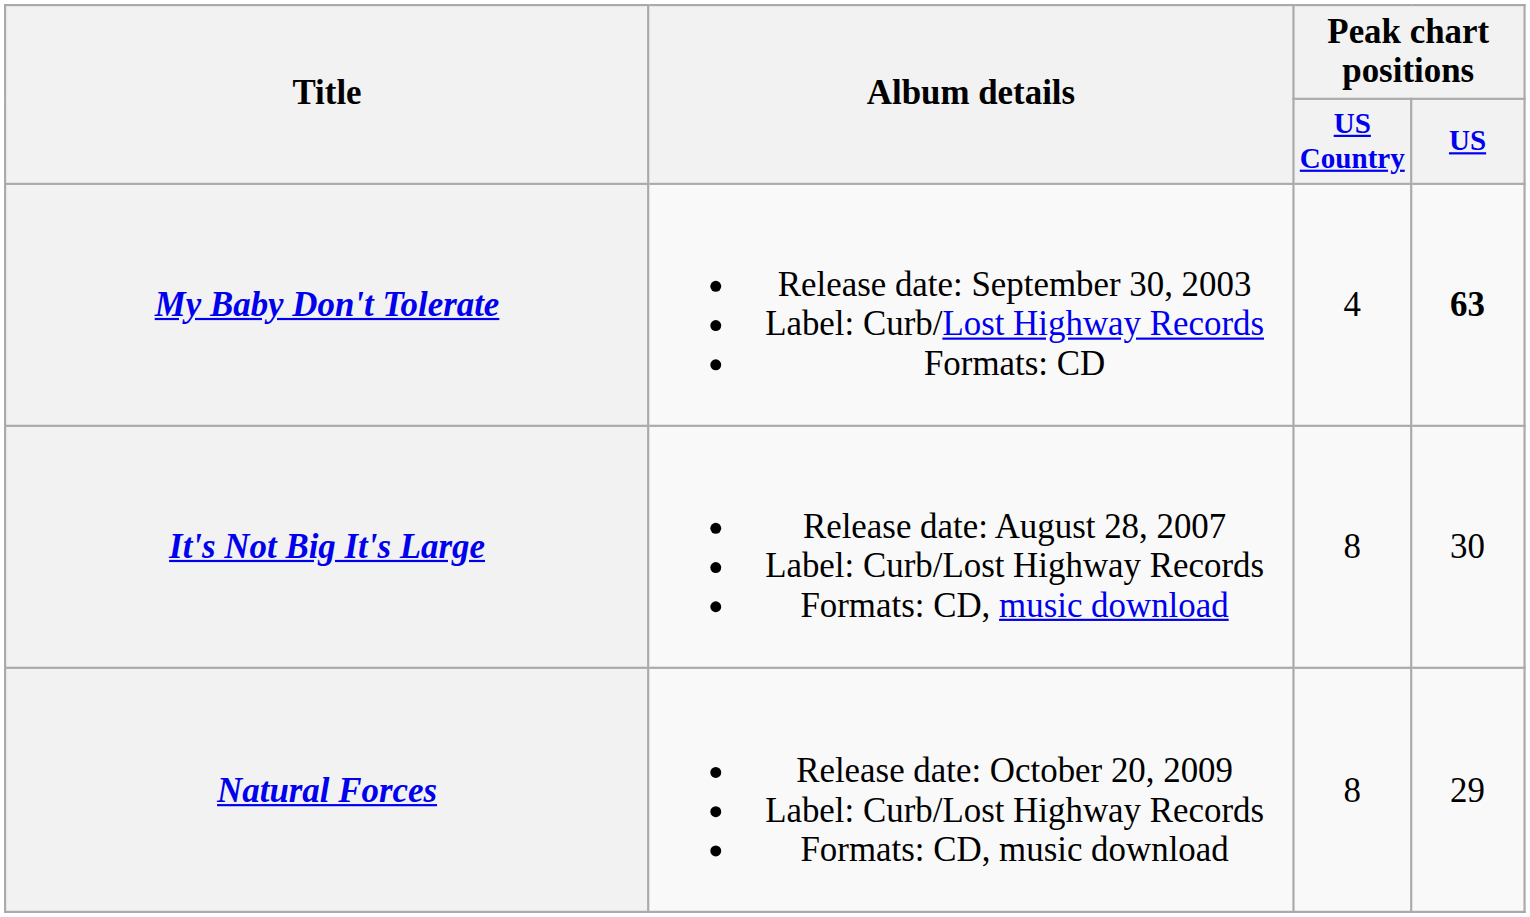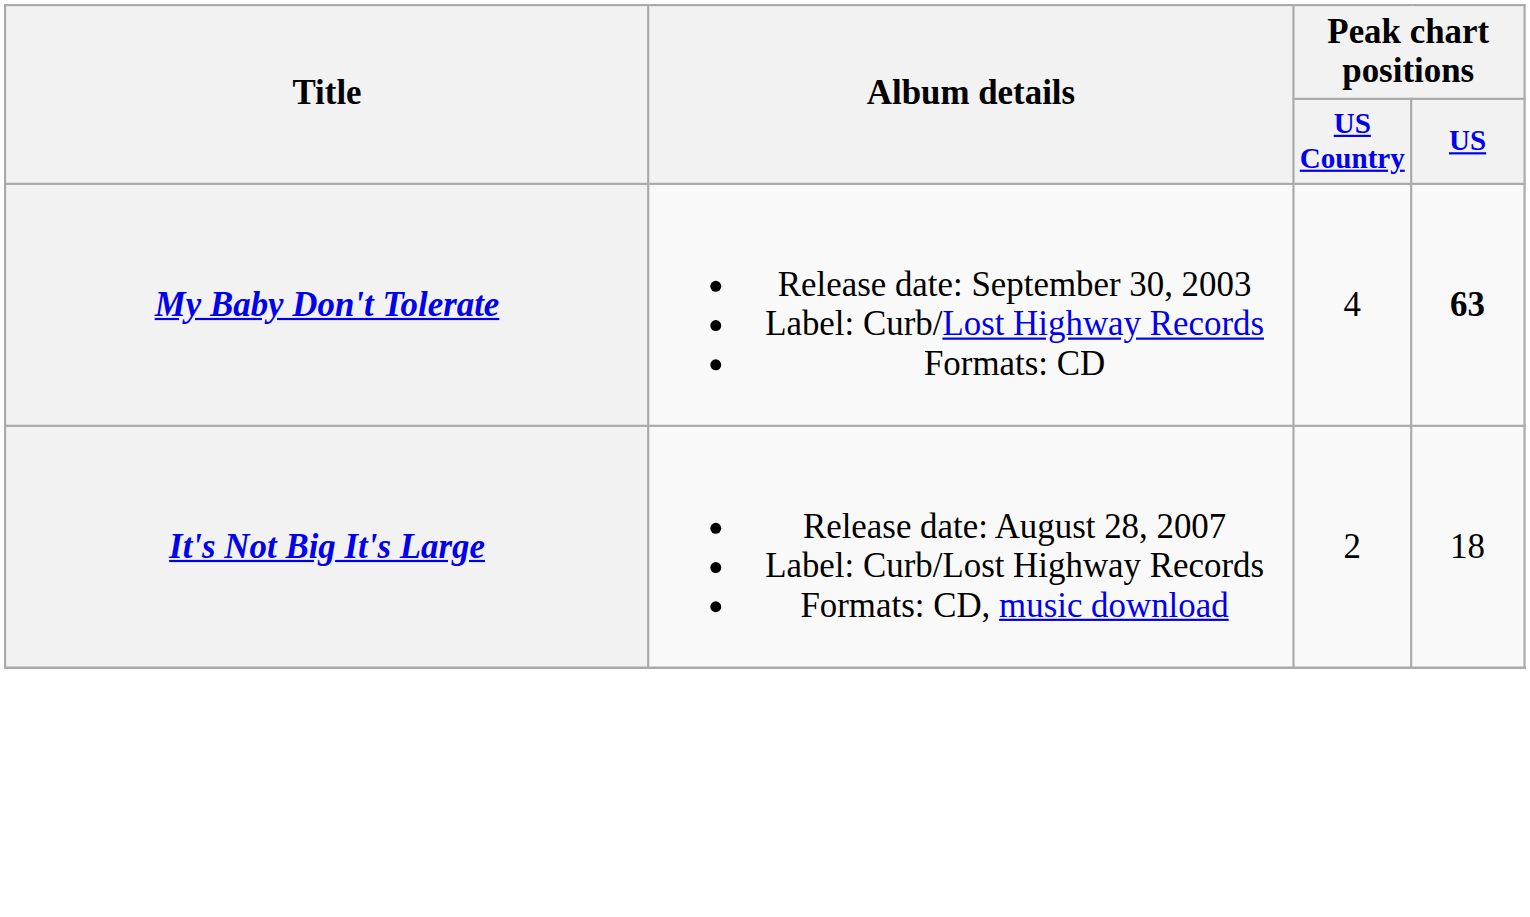(1352, 546) 8 -> (1352, 546) 2
(1468, 546) 30 -> (1468, 546) 18
- row: (327, 789)
